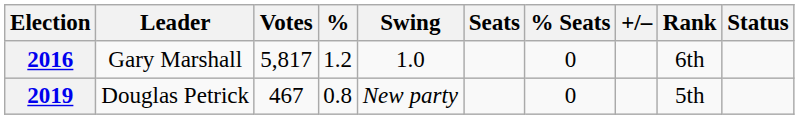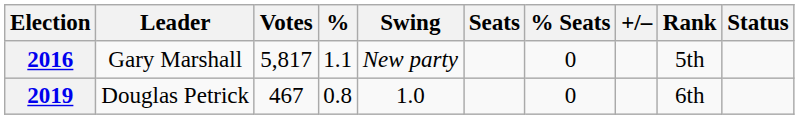(338, 59) 1.2 -> (338, 59) 1.1
(410, 59) 1.0 -> (410, 59) New party
(690, 59) 6th -> (690, 59) 5th
(410, 95) New party -> (410, 95) 1.0
(690, 95) 5th -> (690, 95) 6th
